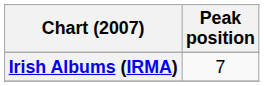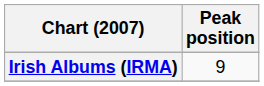(220, 66) 7 -> (220, 66) 9
